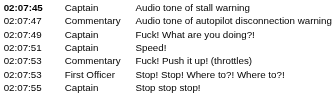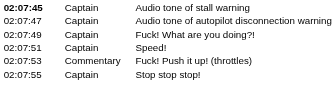(93, 21) Commentary -> (82, 21) Captain
- row: (210, 75)
